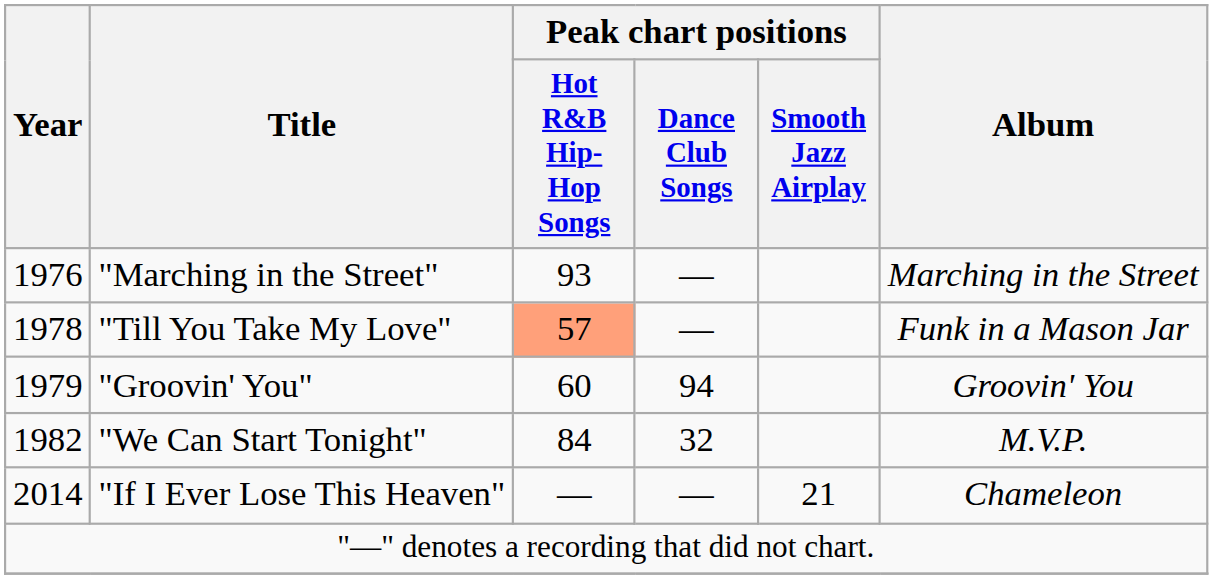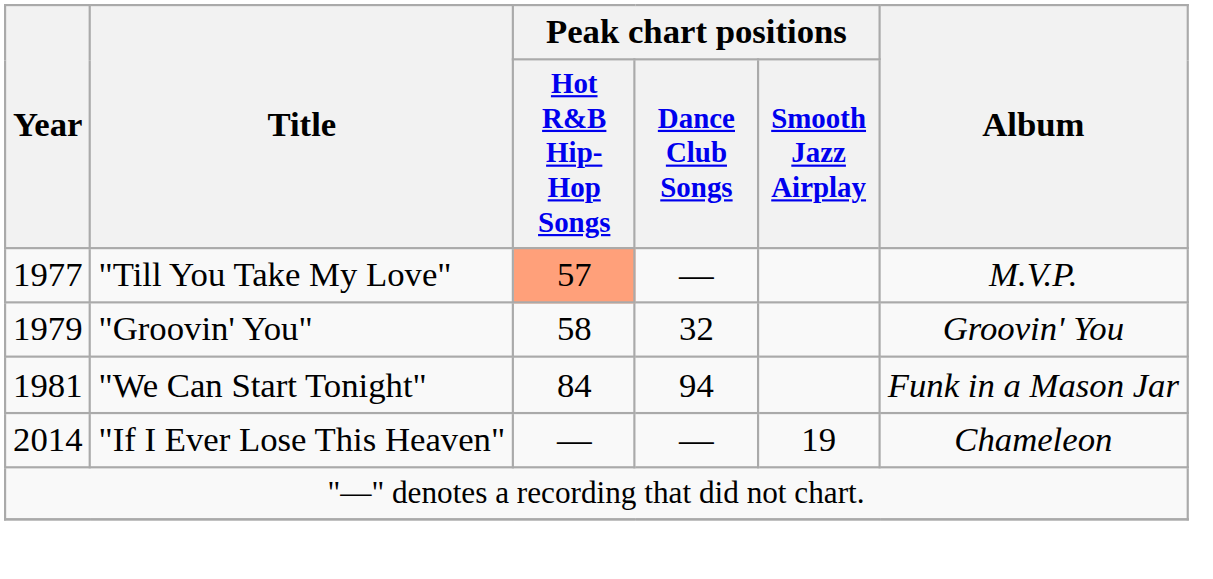- row: (268, 274)
(48, 329) 1978 -> (48, 274) 1977
(1043, 329) Funk in a Mason Jar -> (1033, 274) M.V.P.
(574, 384) 60 -> (574, 329) 58
(696, 384) 94 -> (696, 329) 32
(48, 439) 1982 -> (48, 384) 1981
(696, 439) 32 -> (696, 384) 94
(1043, 439) M.V.P. -> (1033, 384) Funk in a Mason Jar
(819, 494) 21 -> (819, 439) 19
